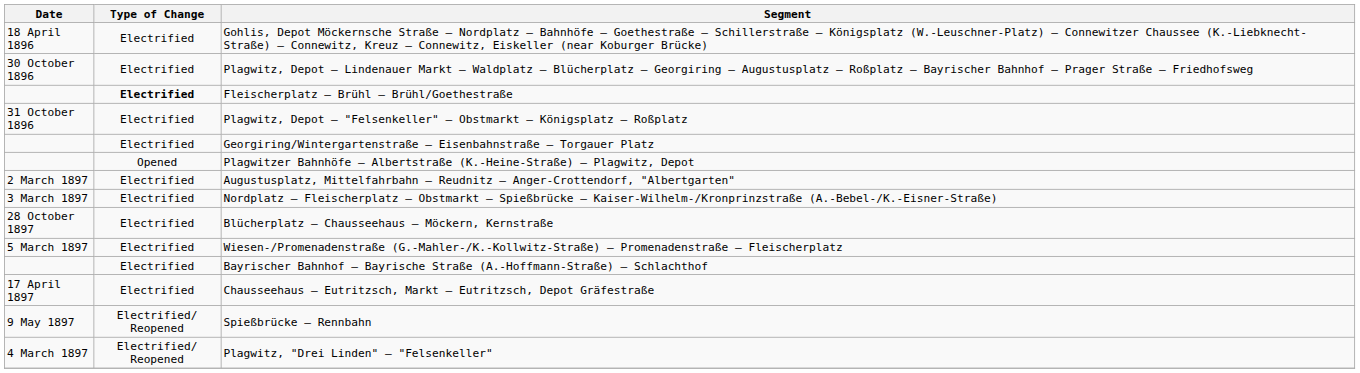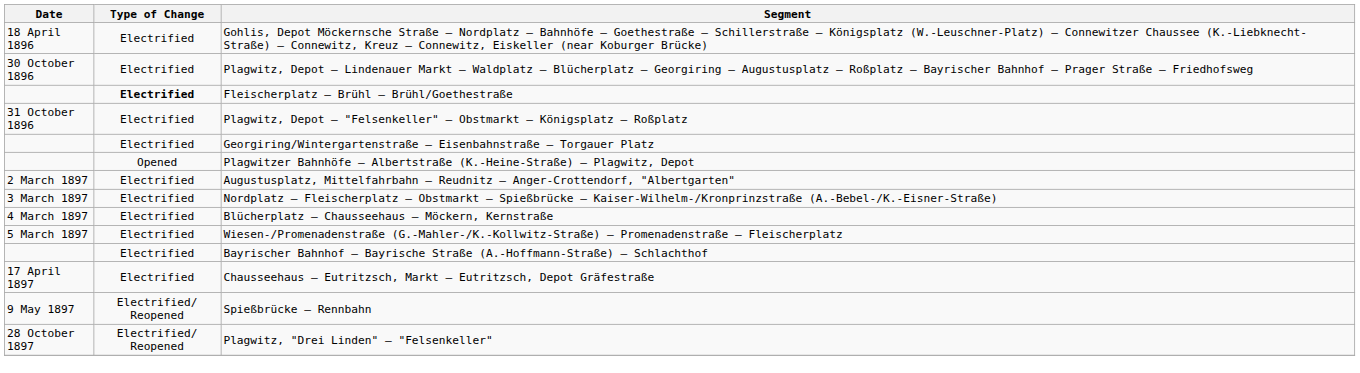(41, 223) 28 October 1897 -> (47, 216) 4 March 1897
(47, 352) 4 March 1897 -> (41, 340) 28 October 1897
